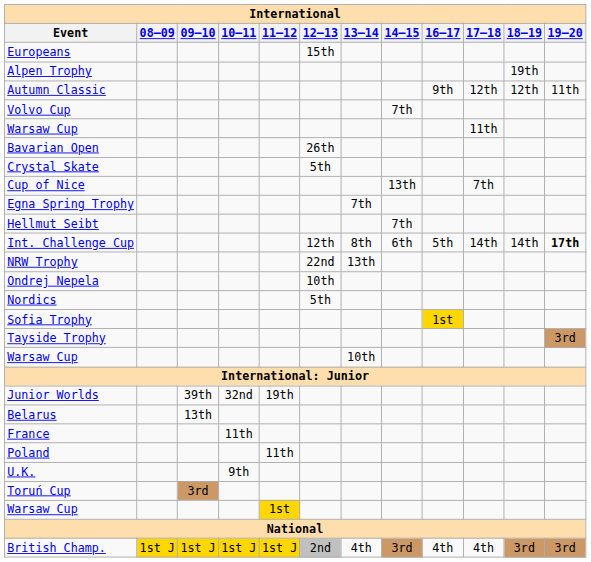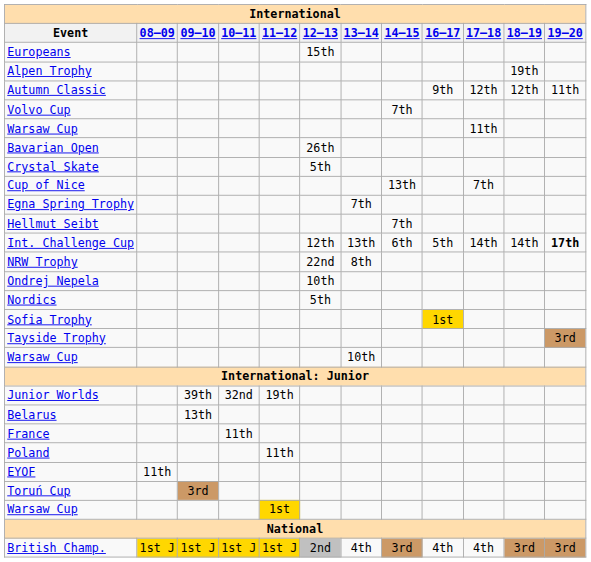(361, 243) 8th -> (361, 243) 13th
(361, 262) 13th -> (361, 262) 8th
- row: (21, 472)
+ row: (21, 472)
